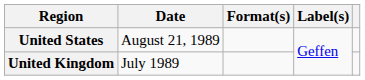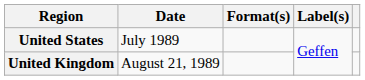(170, 39) August 21, 1989 -> (150, 39) July 1989
(150, 63) July 1989 -> (170, 63) August 21, 1989
